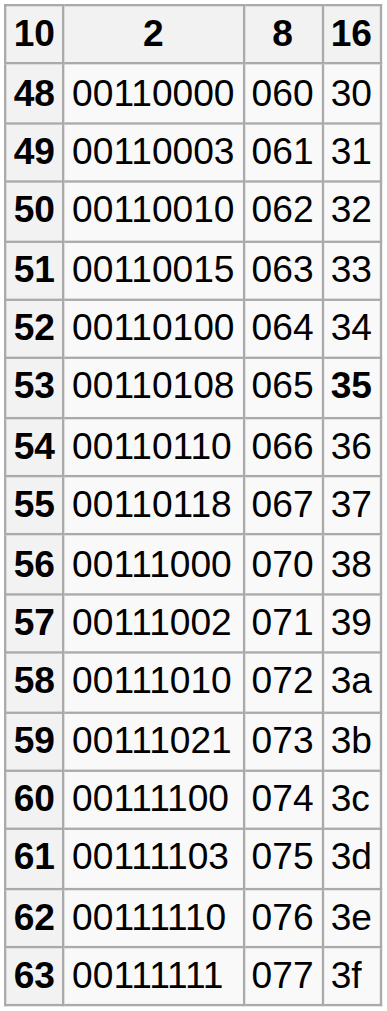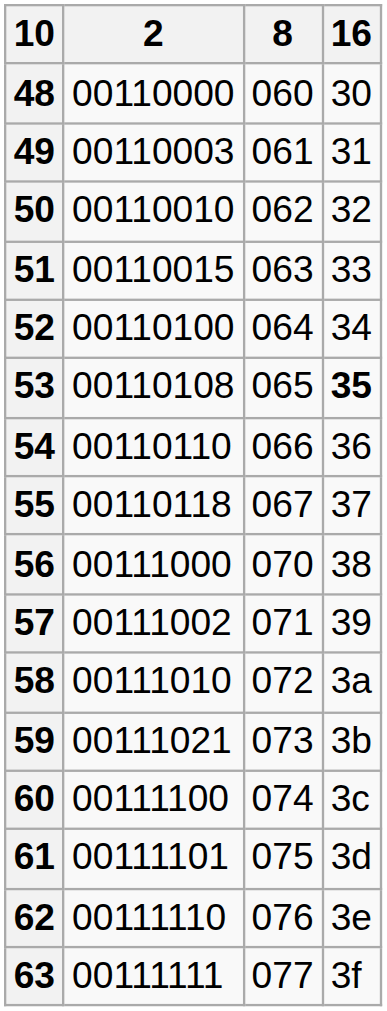(151, 858) 00111103 -> (151, 858) 00111101
